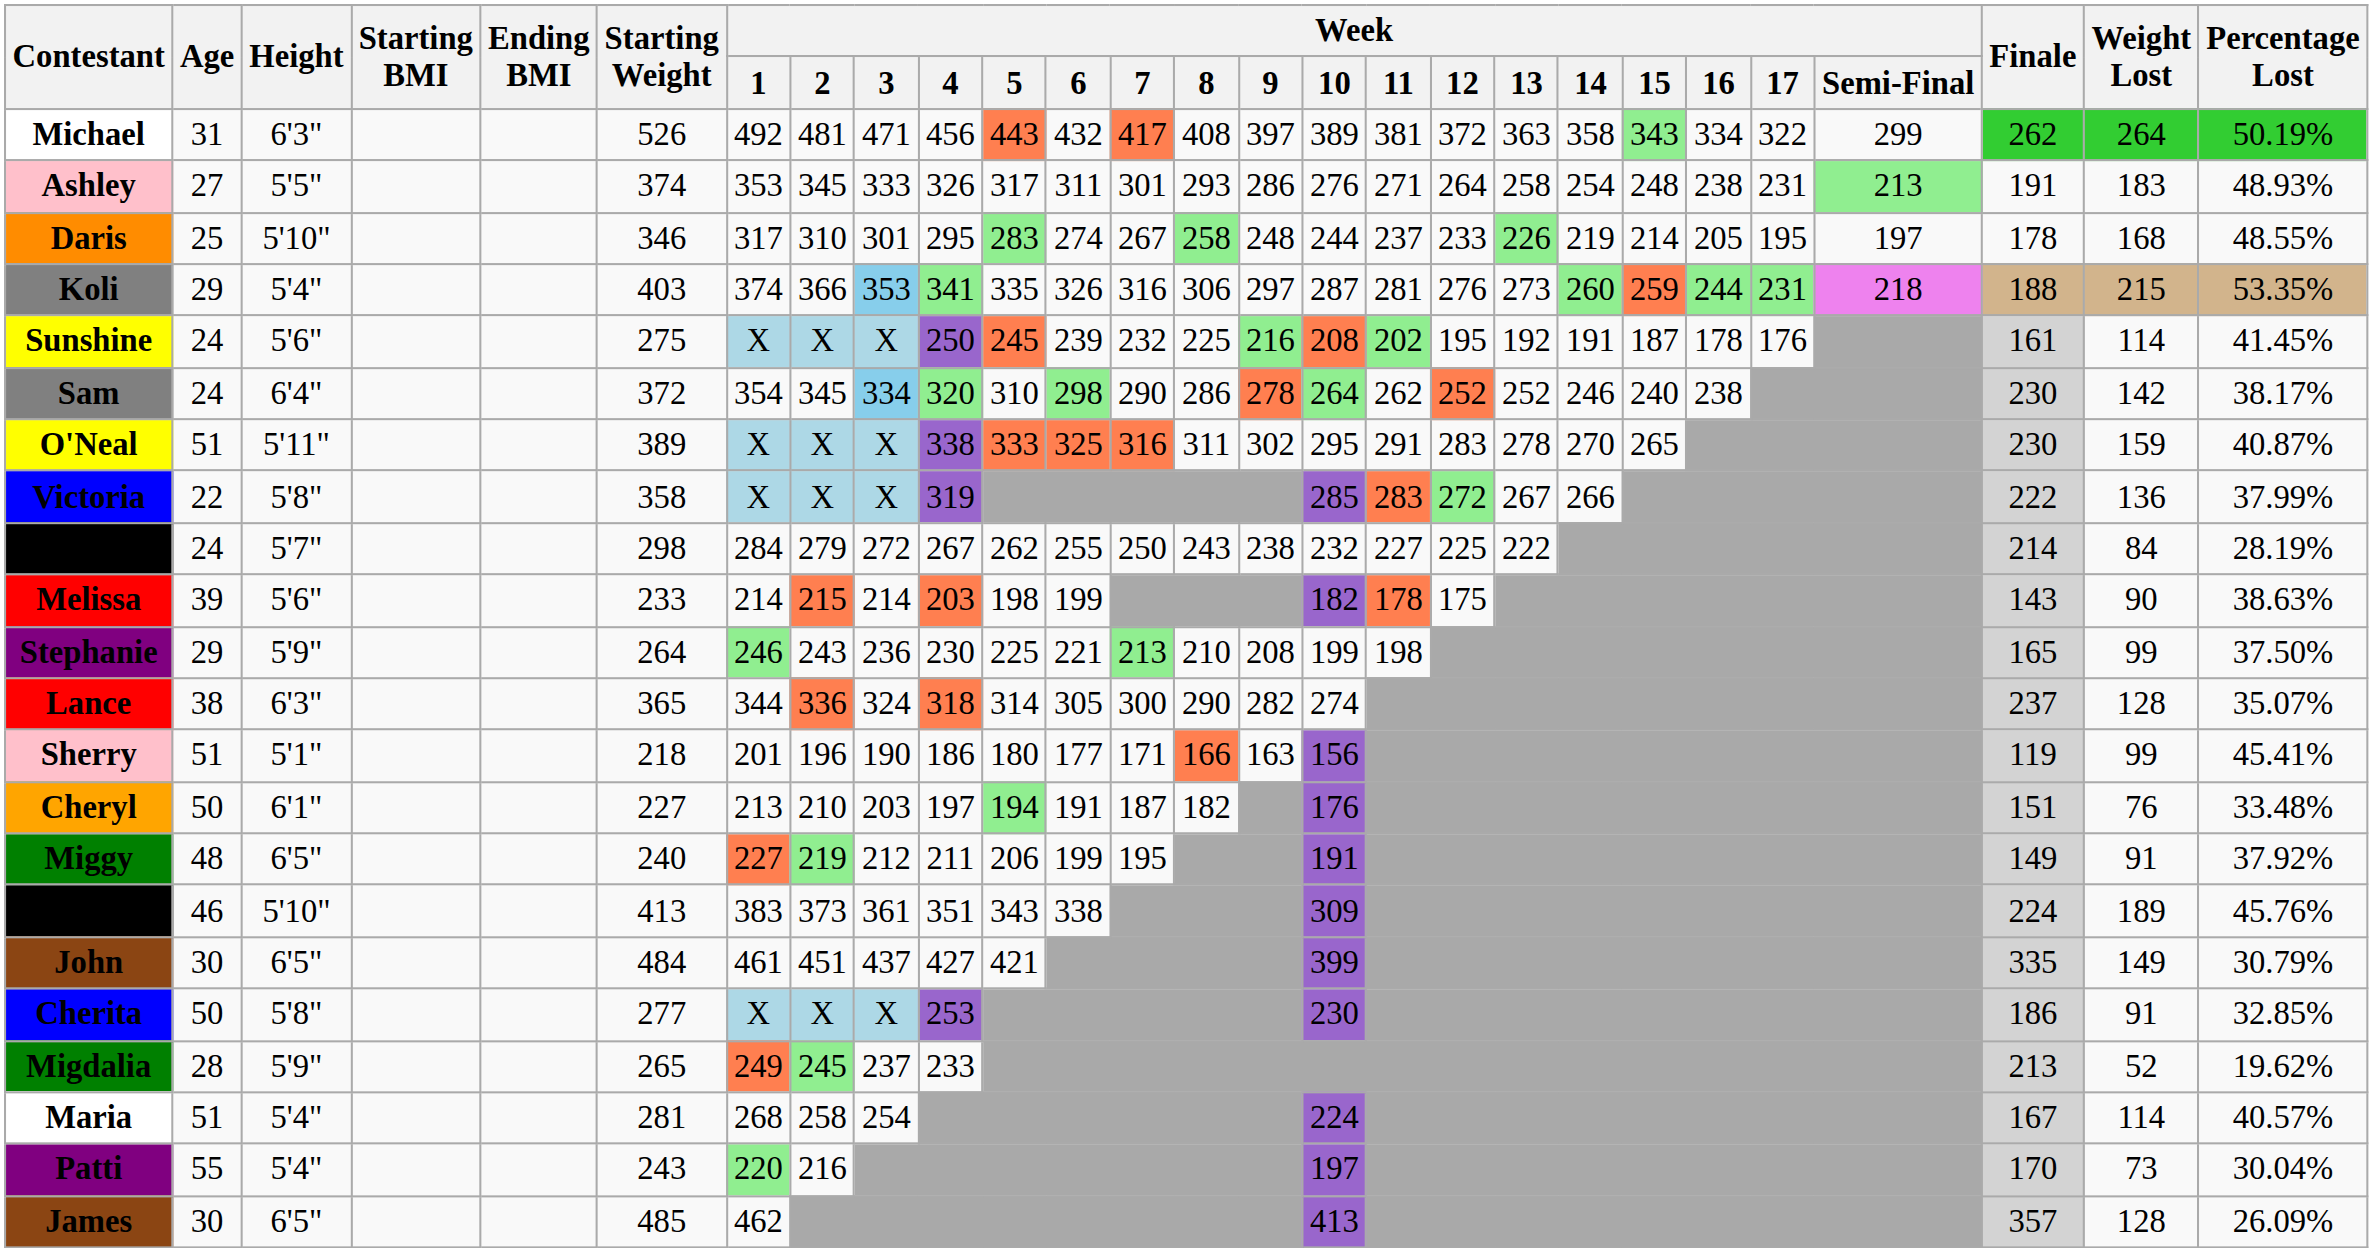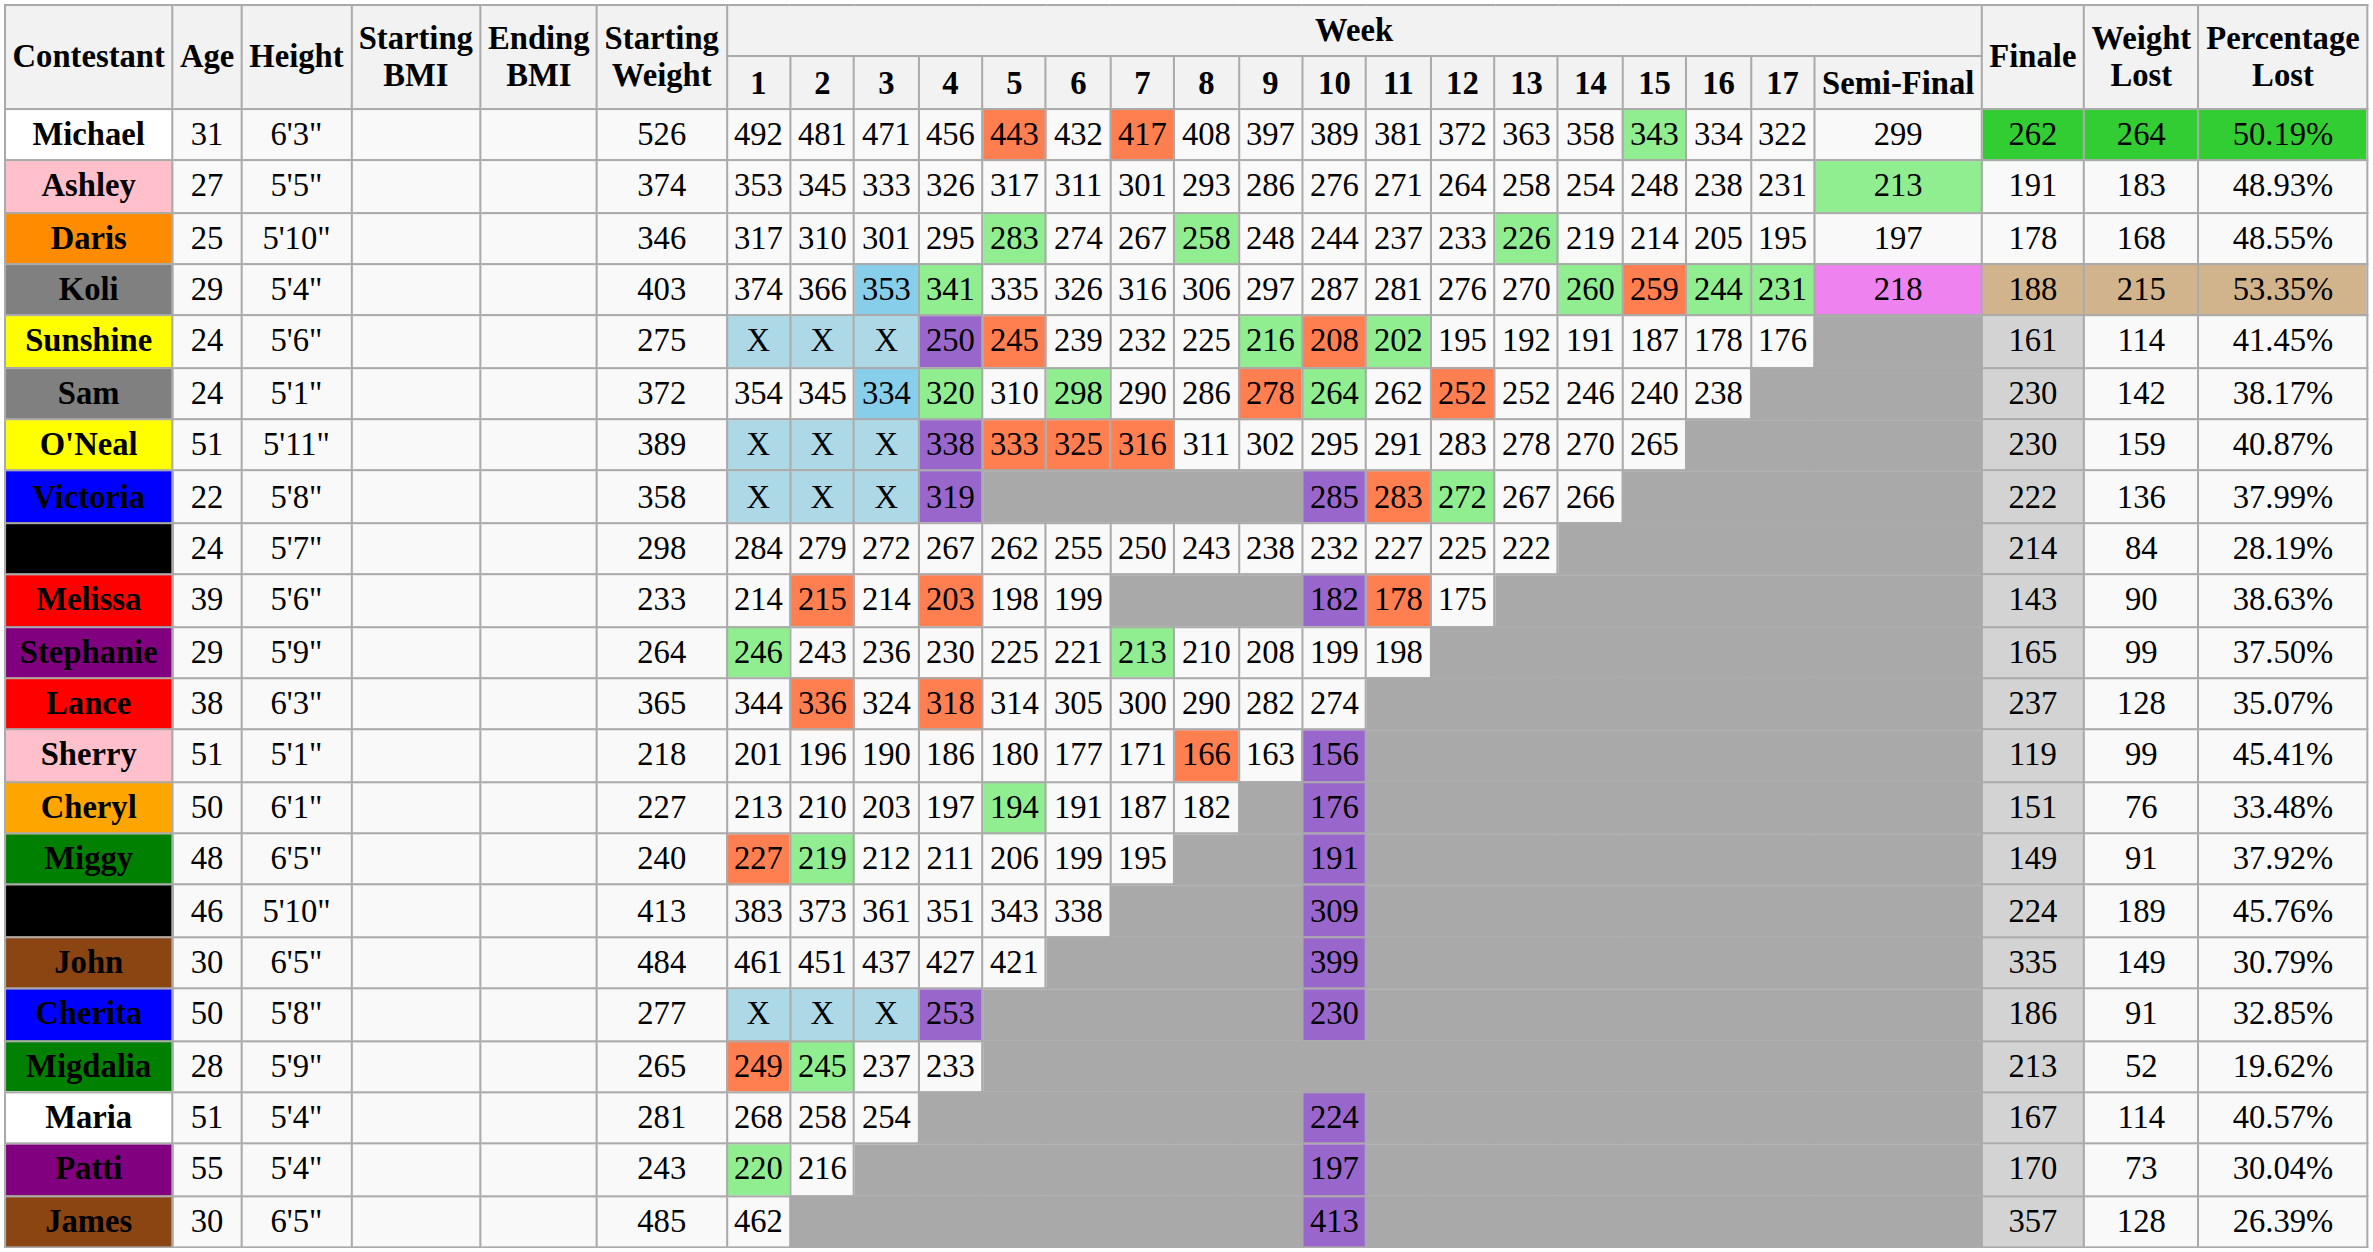(1526, 289) 273 -> (1526, 289) 270
(296, 392) 6'4" -> (296, 392) 5'1"
(2283, 1220) 26.09% -> (2283, 1220) 26.39%
